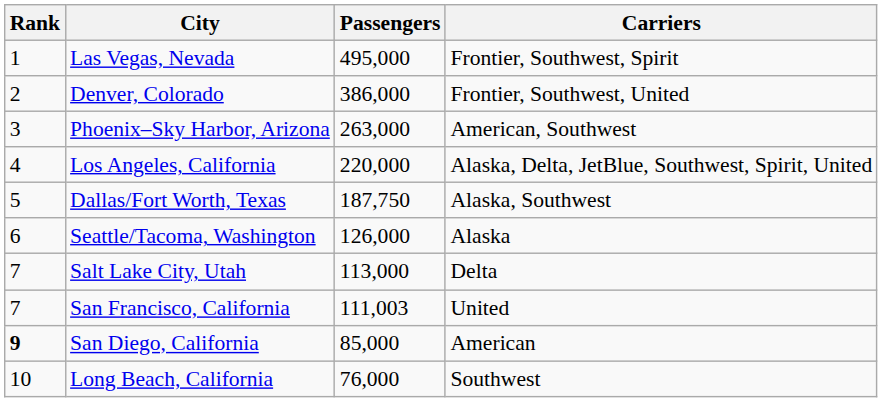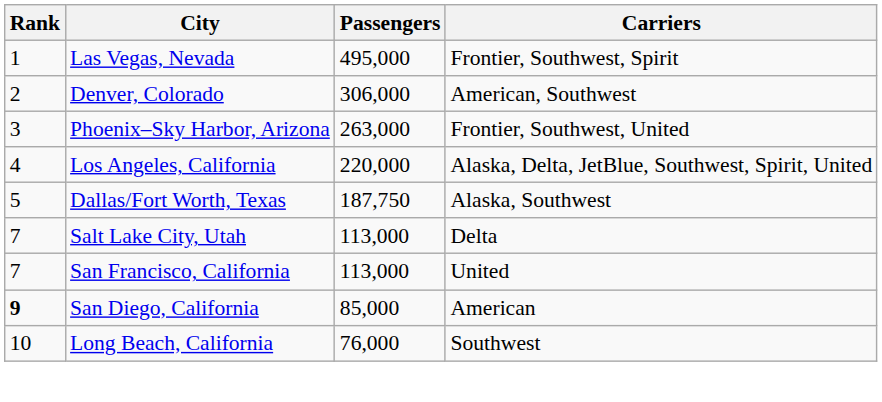(375, 93) 386,000 -> (375, 93) 306,000
(570, 93) Frontier, Southwest, United -> (543, 93) American, Southwest
(543, 129) American, Southwest -> (570, 129) Frontier, Southwest, United
- row: (193, 236)
(374, 307) 111,003 -> (374, 271) 113,000
